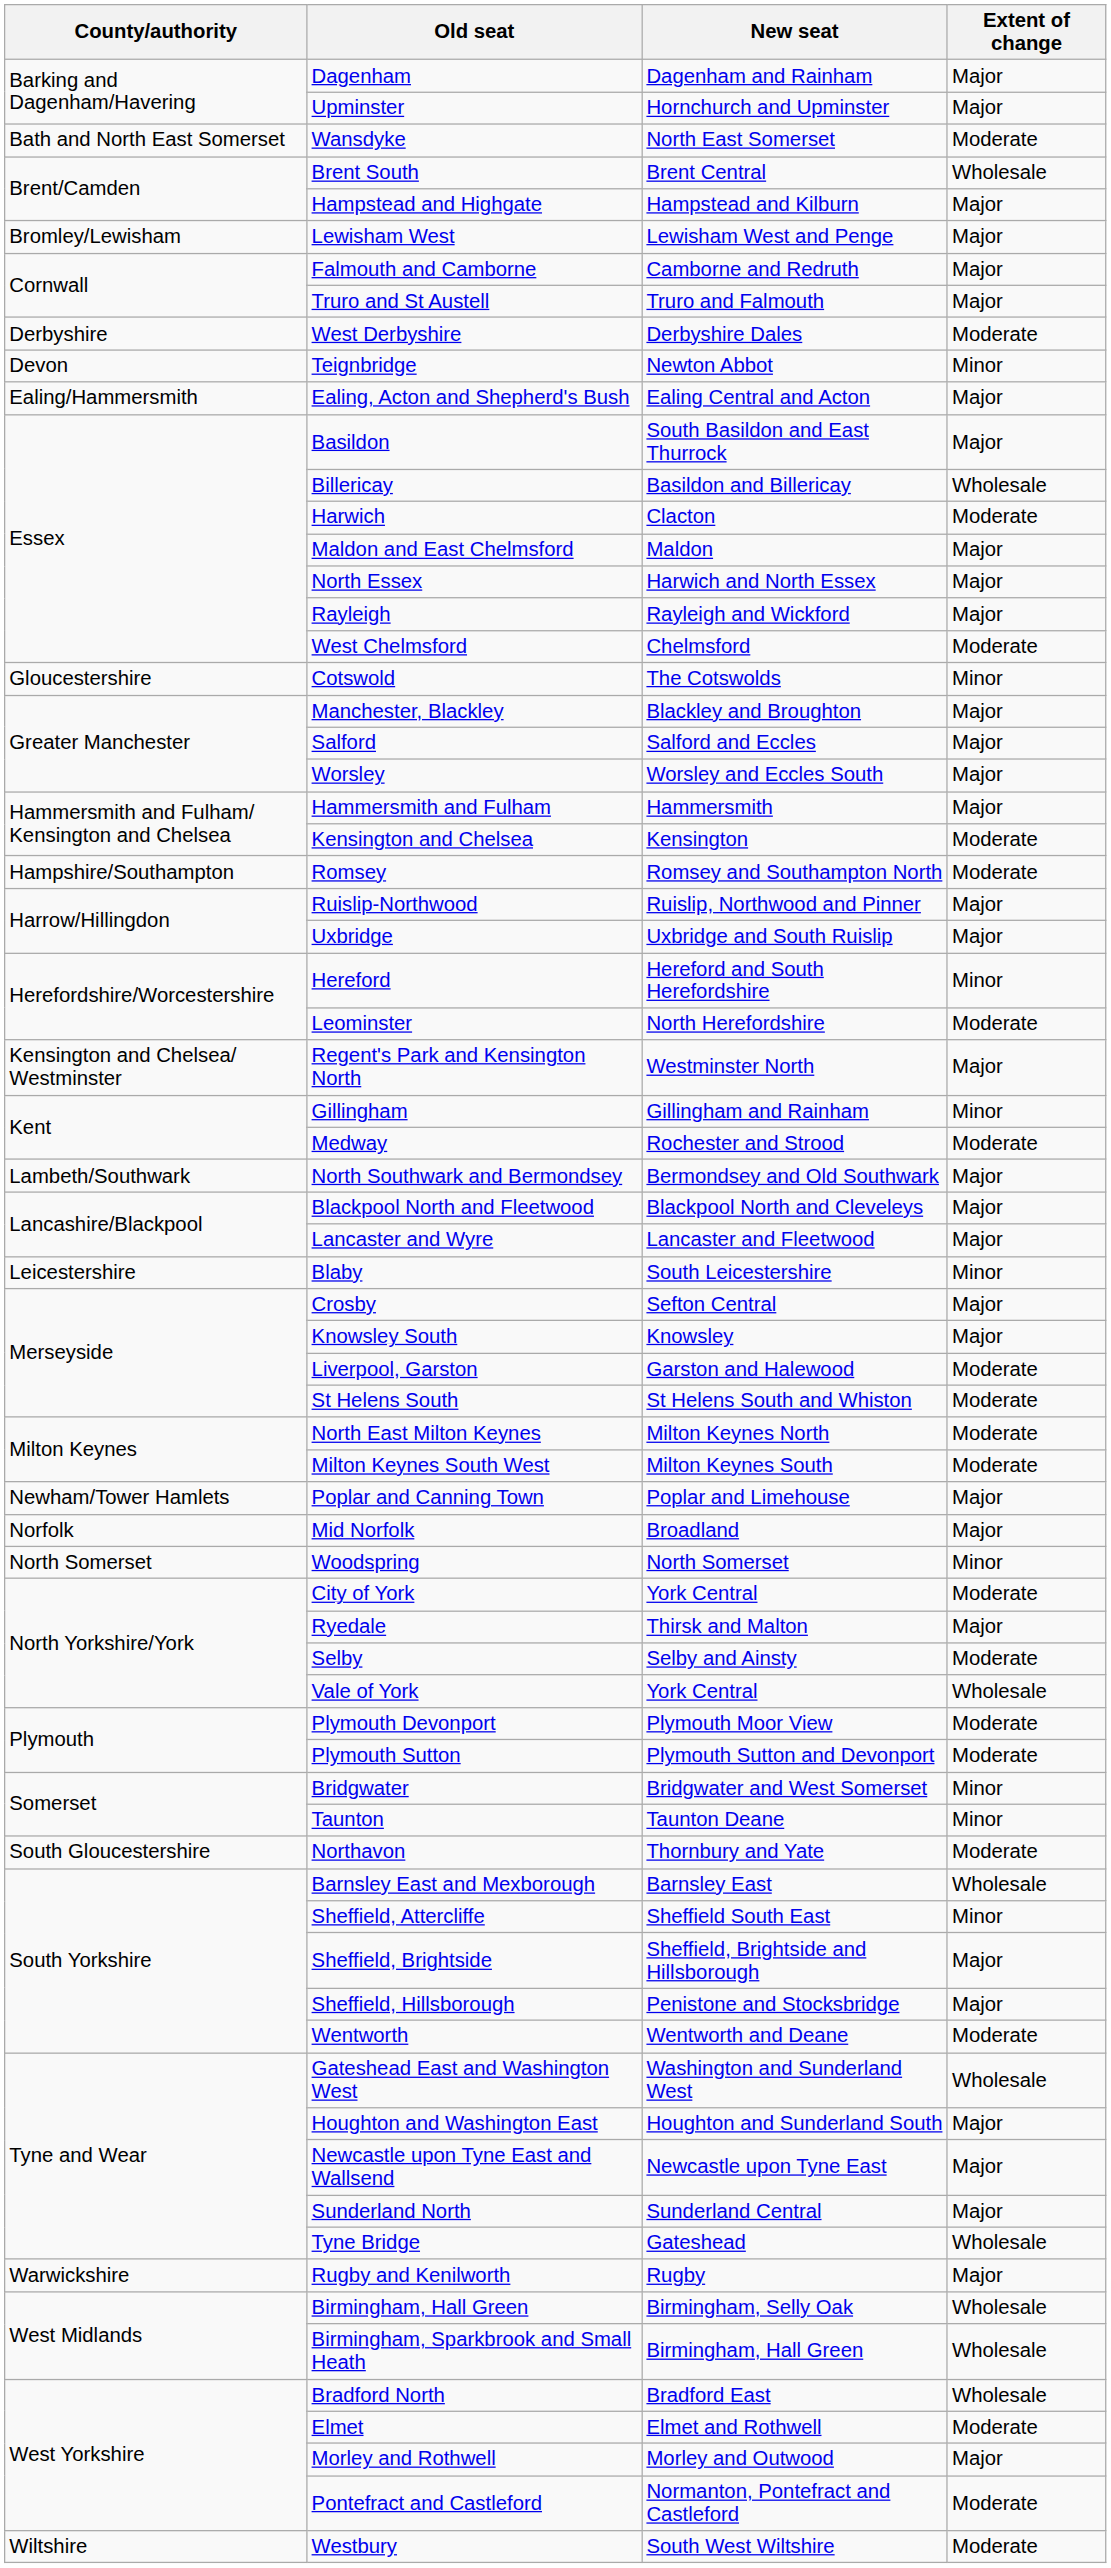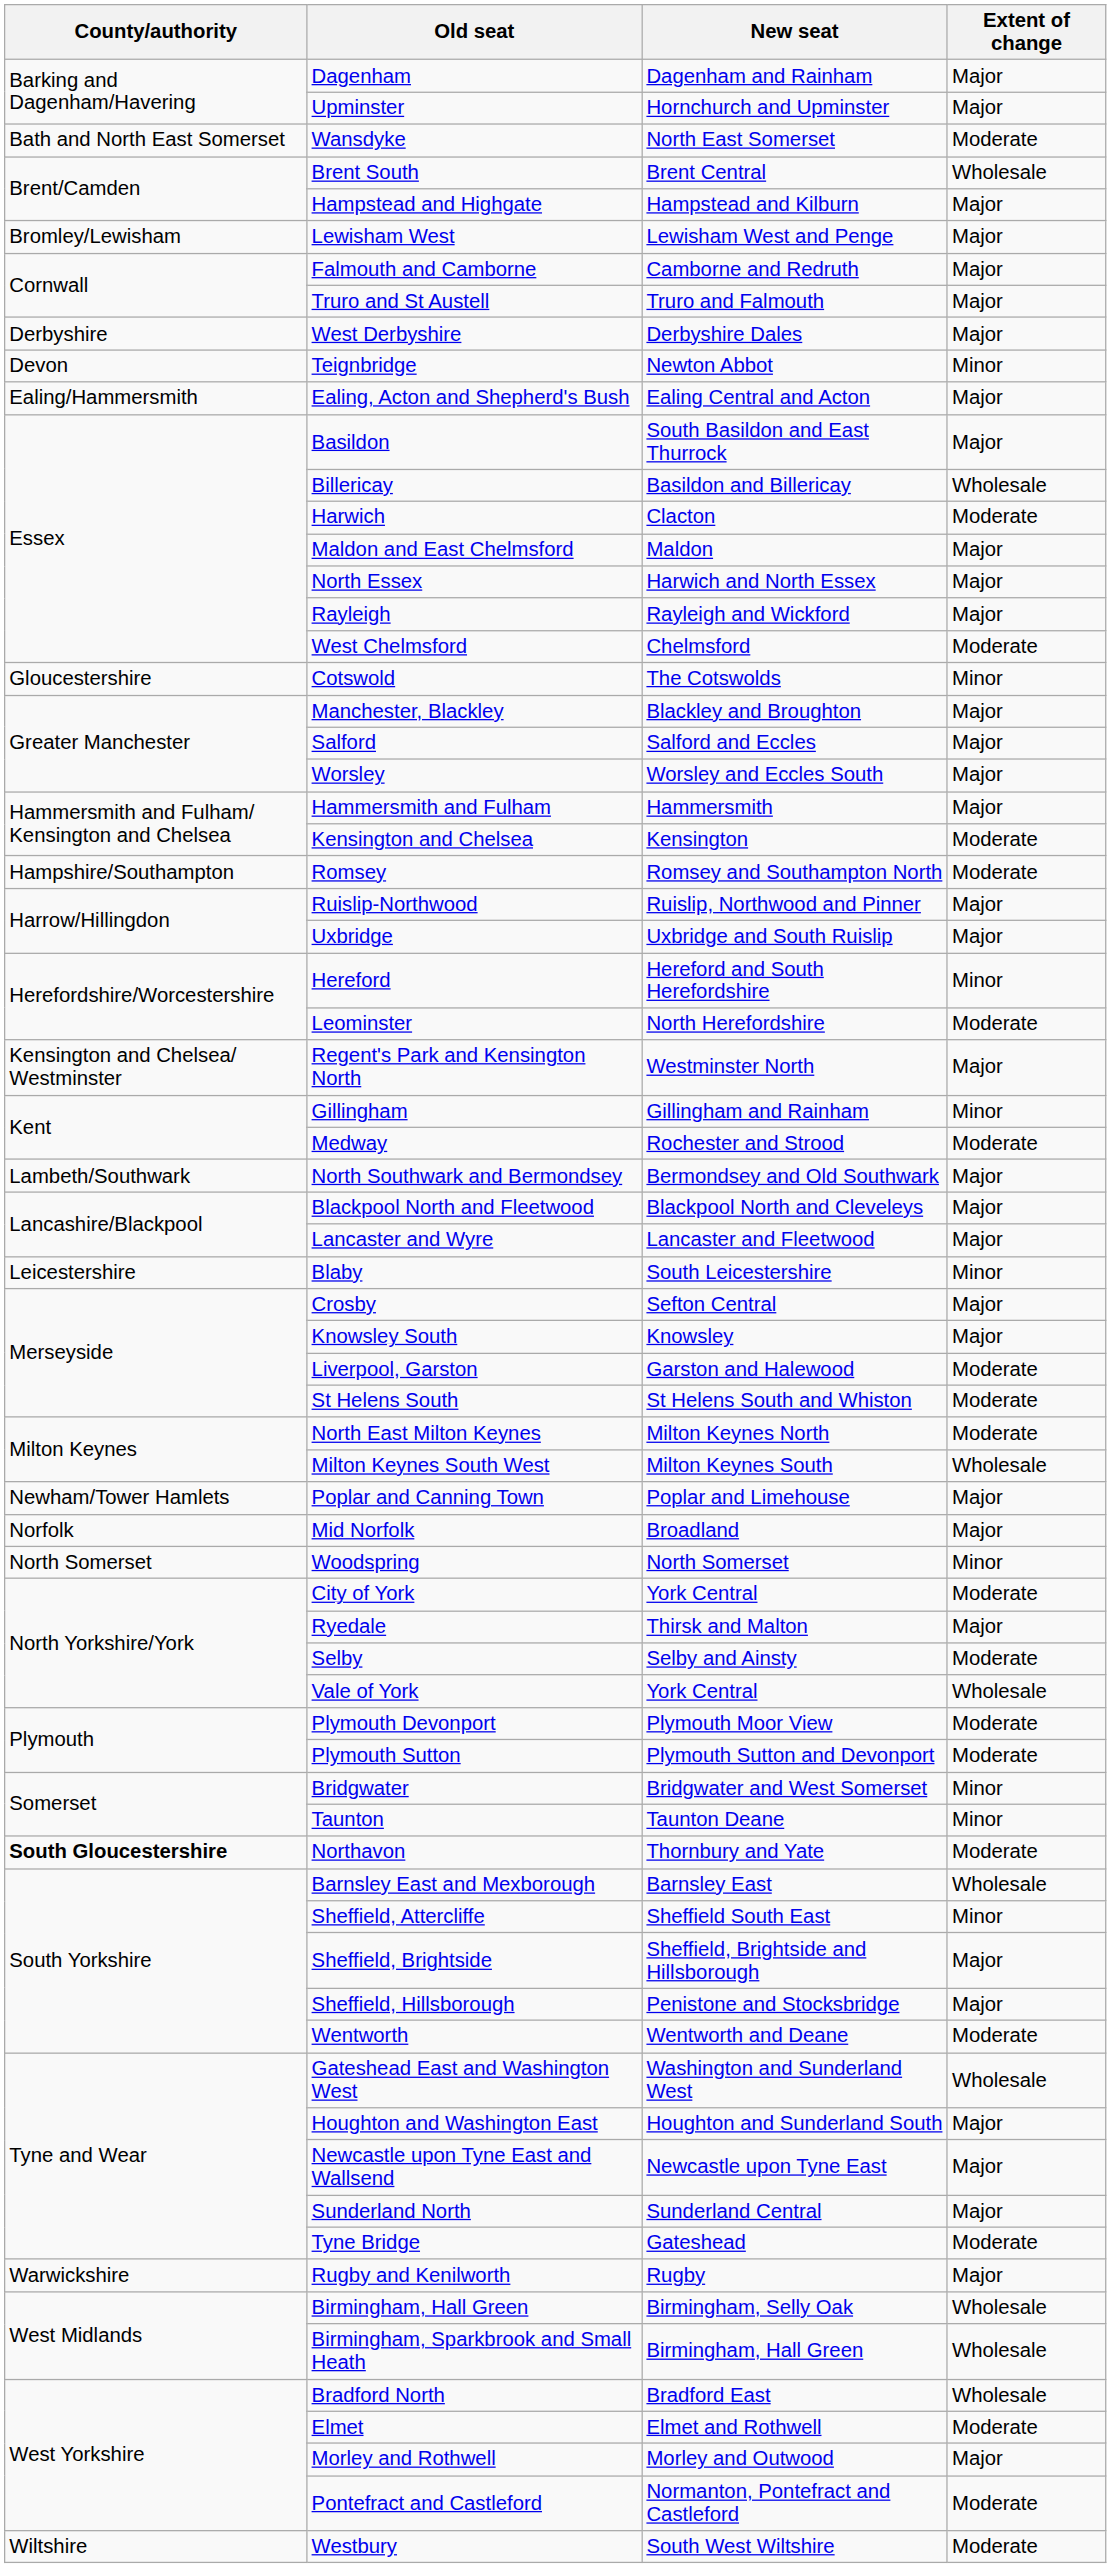(995, 333) Moderate -> (977, 333) Major
(995, 1465) Moderate -> (999, 1465) Wholesale
(110, 1852) normal -> (118, 1852) bold
(999, 2243) Wholesale -> (995, 2243) Moderate
